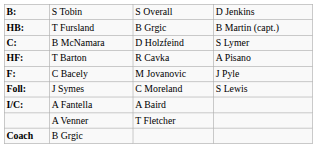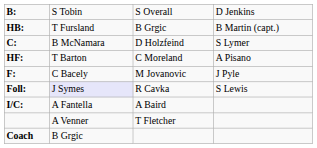(152, 58) R Cavka -> (159, 58) C Moreland
(68, 89) no background -> (68, 89) lavender background
(159, 89) C Moreland -> (152, 89) R Cavka
